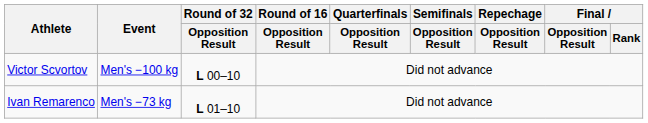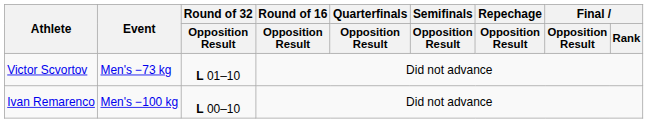(139, 70) Men's −100 kg -> (136, 70) Men's −73 kg
(218, 77) L 00–10 -> (218, 77) L 01–10
(136, 102) Men's −73 kg -> (139, 102) Men's −100 kg
(218, 109) L 01–10 -> (218, 109) L 00–10
